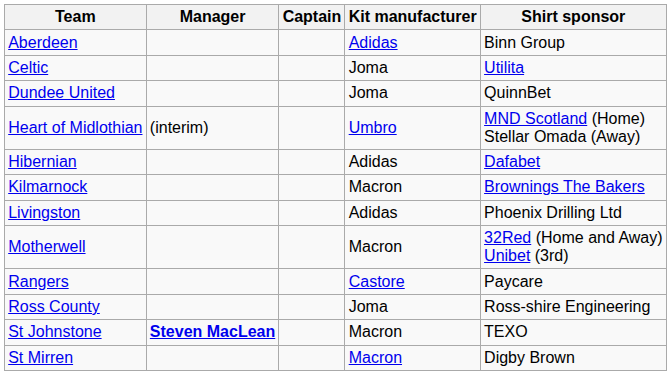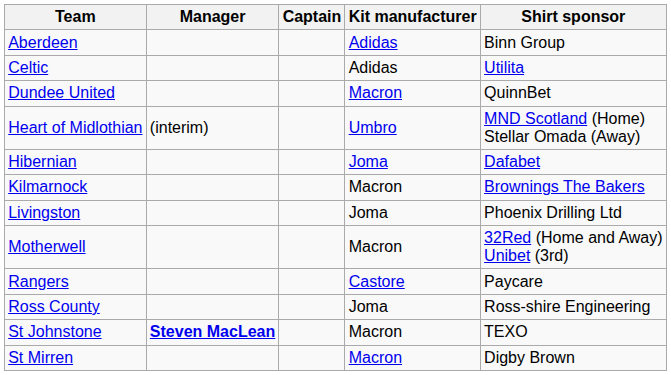(368, 67) Joma -> (373, 67) Adidas
(368, 93) Joma -> (375, 93) Macron
(373, 162) Adidas -> (368, 162) Joma
(373, 212) Adidas -> (368, 212) Joma
